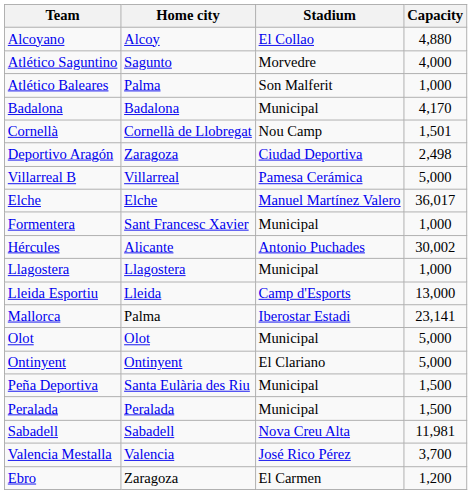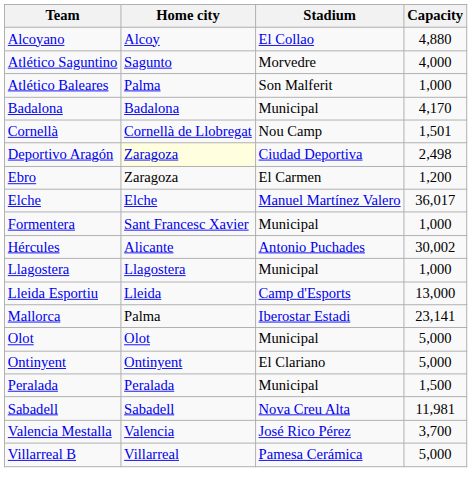(151, 154) no background -> (151, 154) lightyellow background
rows swapped: (22, 477) <-> (42, 177)
- row: (53, 385)
